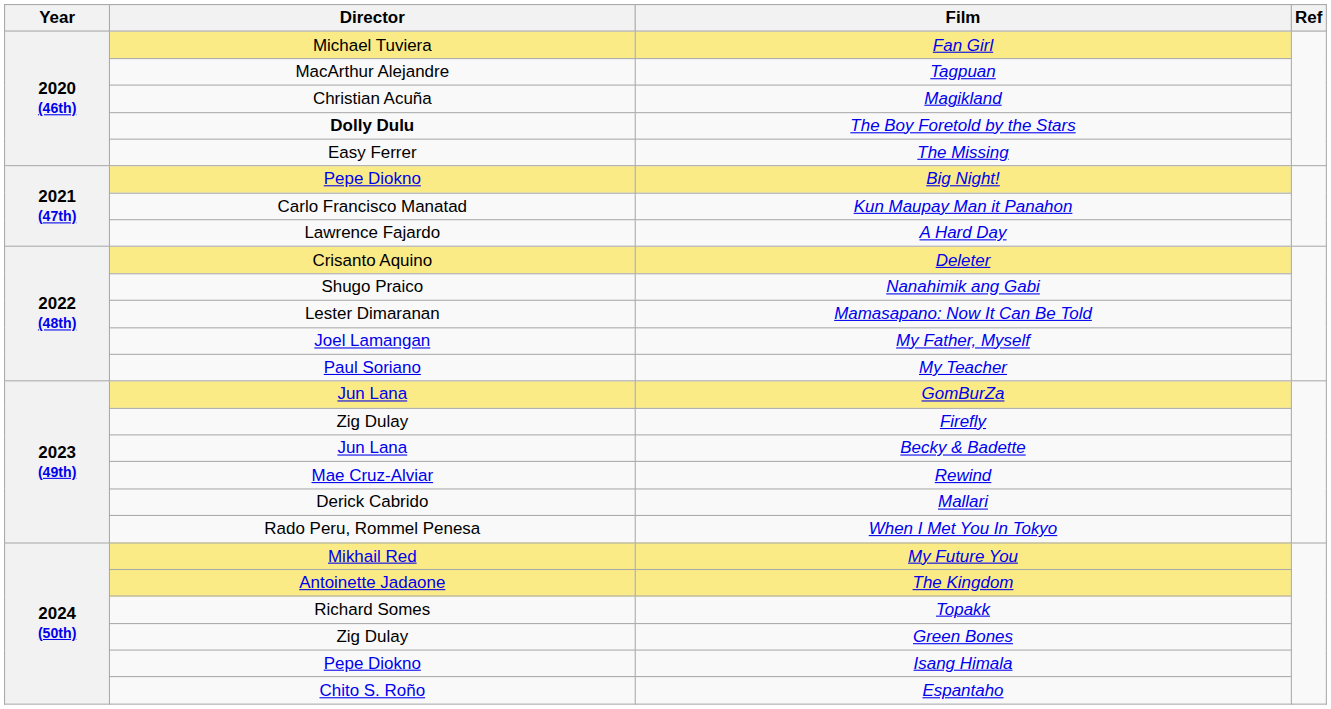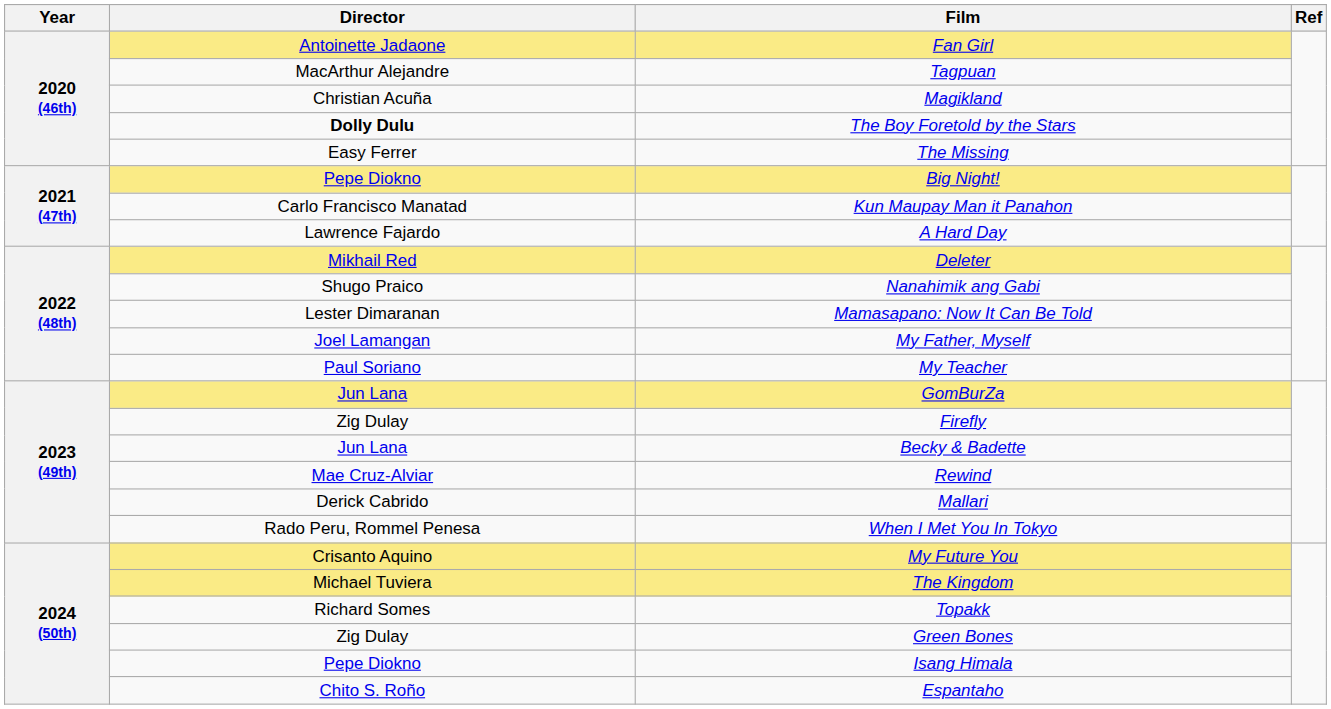(372, 44) Michael Tuviera -> (372, 44) Antoinette Jadaone
(372, 260) Crisanto Aquino -> (372, 260) Mikhail Red
(372, 555) Mikhail Red -> (372, 555) Crisanto Aquino
(372, 582) Antoinette Jadaone -> (372, 582) Michael Tuviera
